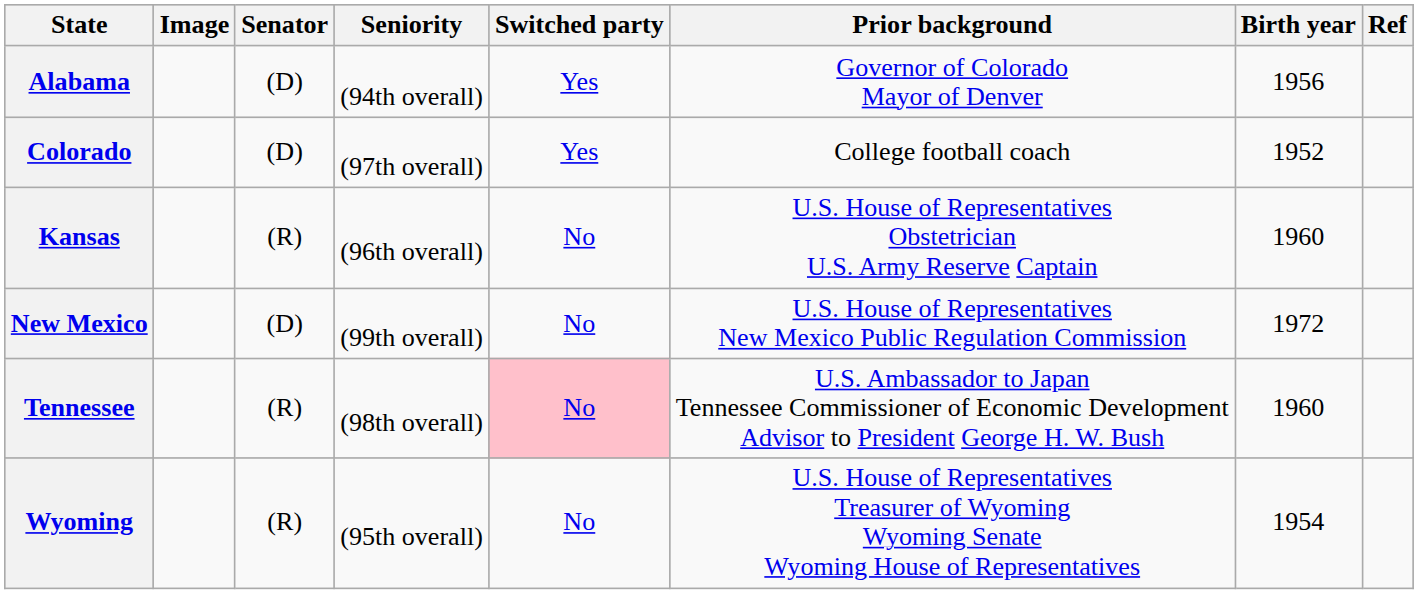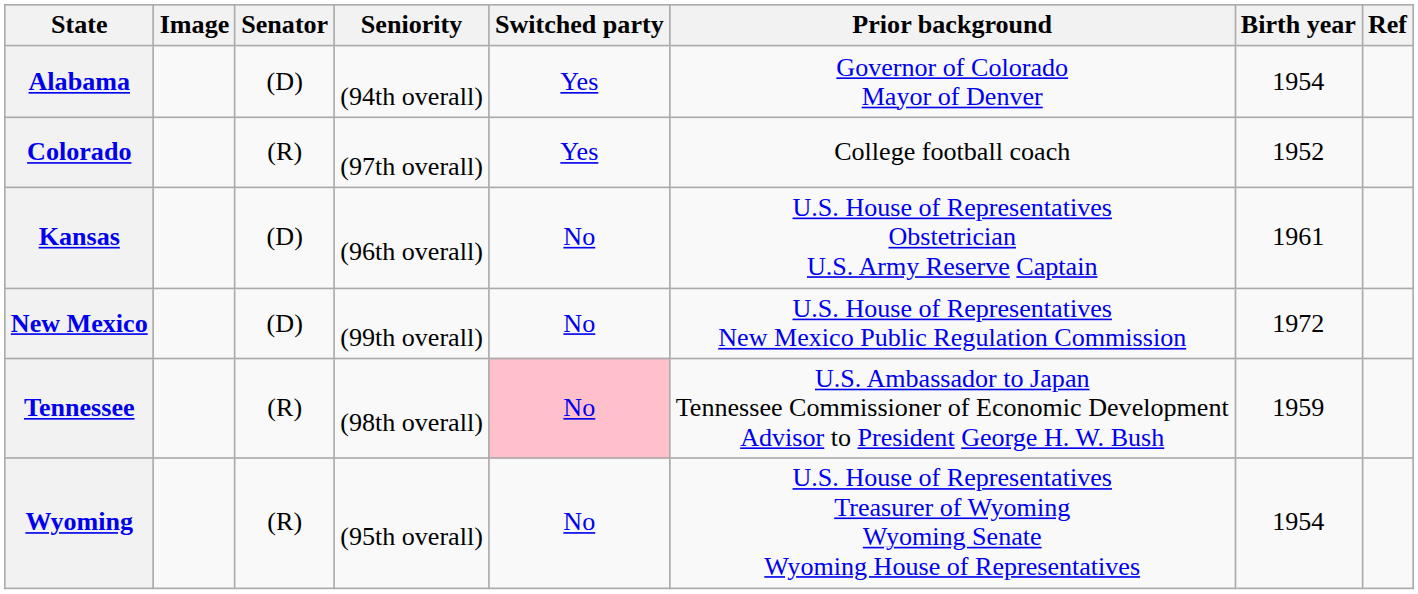(1298, 81) 1956 -> (1298, 81) 1954
(285, 151) (D) -> (285, 151) (R)
(285, 237) (R) -> (285, 237) (D)
(1298, 237) 1960 -> (1298, 237) 1961
(1298, 408) 1960 -> (1298, 408) 1959
